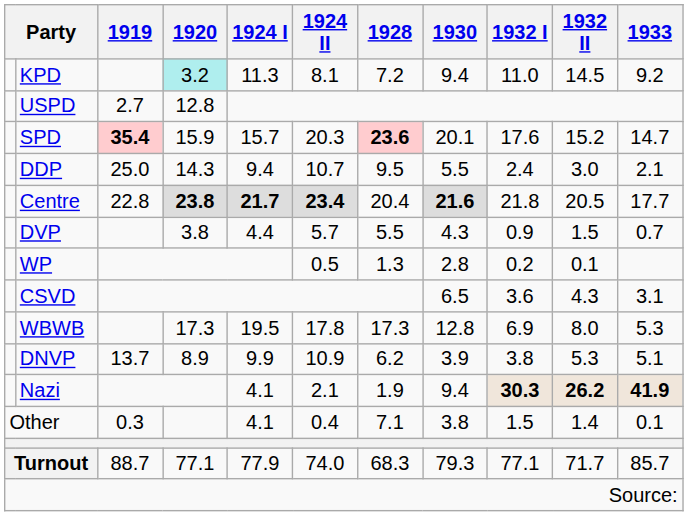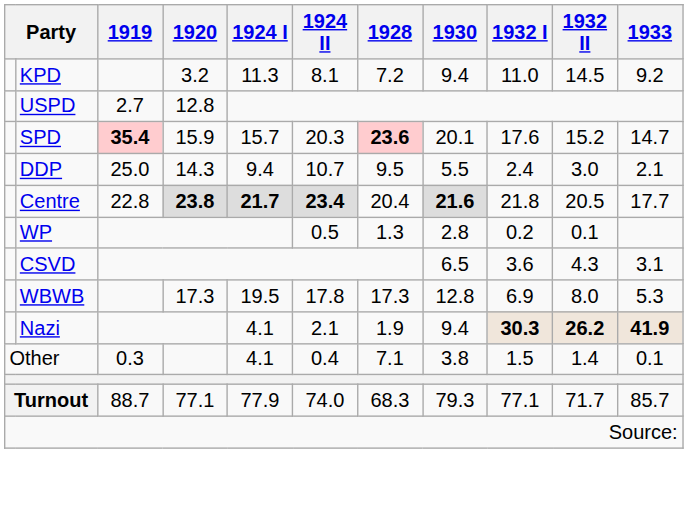(195, 75) paleturquoise background -> (195, 75) no background
- row: (40, 233)
- row: (48, 359)
